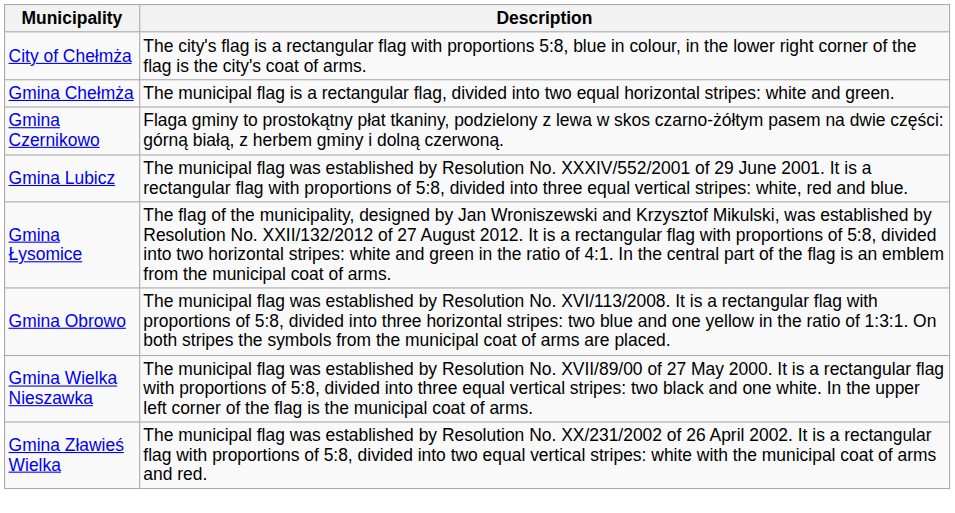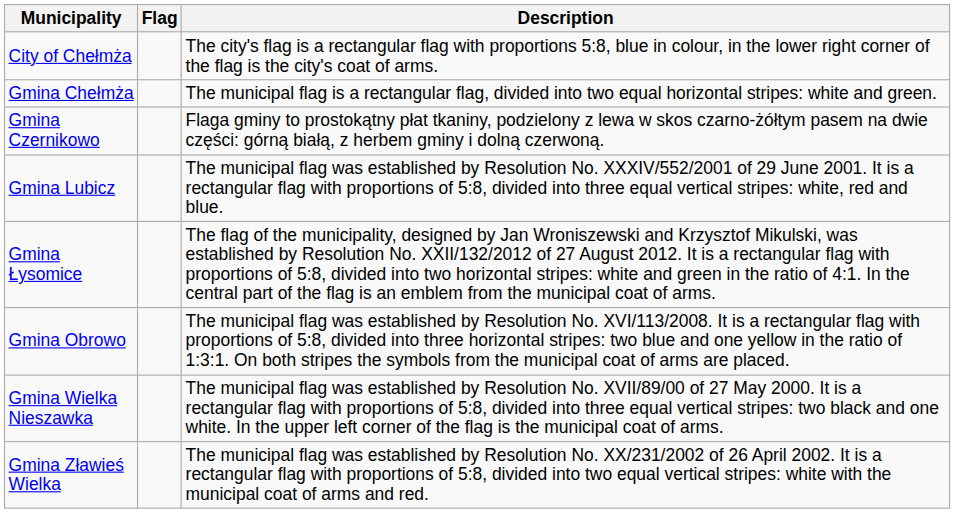+ column: (160, 18)
